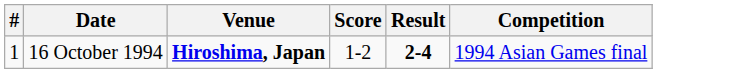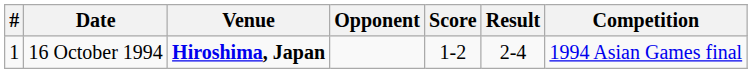+ column: (377, 20)
(418, 52) bold -> (513, 52) normal
